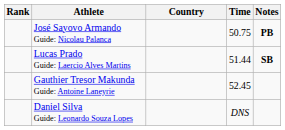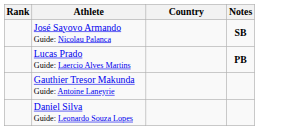- column: (240, 12)
(267, 33) PB -> (241, 33) SB
(267, 59) SB -> (241, 59) PB
